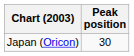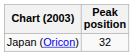(105, 42) 30 -> (105, 42) 32
